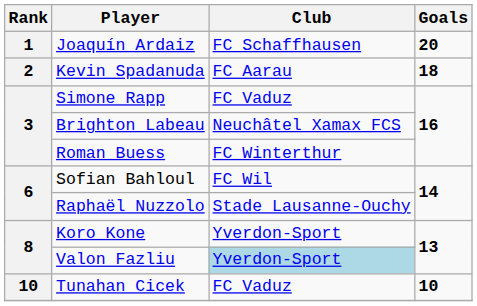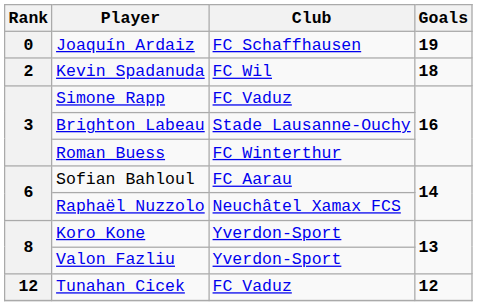(28, 45) 1 -> (28, 45) 0
(428, 45) 20 -> (428, 45) 19
(252, 72) FC Aarau -> (242, 72) FC Wil
(307, 126) Neuchâtel Xamax FCS -> (312, 126) Stade Lausanne-Ouchy
(242, 180) FC Wil -> (252, 180) FC Aarau
(312, 206) Stade Lausanne-Ouchy -> (307, 206) Neuchâtel Xamax FCS
(277, 260) lightblue background -> (277, 260) no background
(28, 287) 10 -> (28, 287) 12
(428, 287) 10 -> (428, 287) 12
